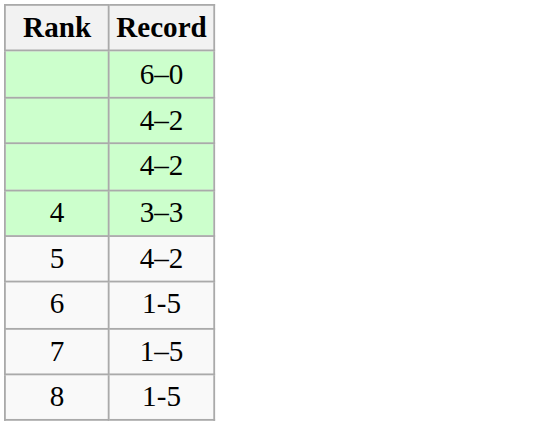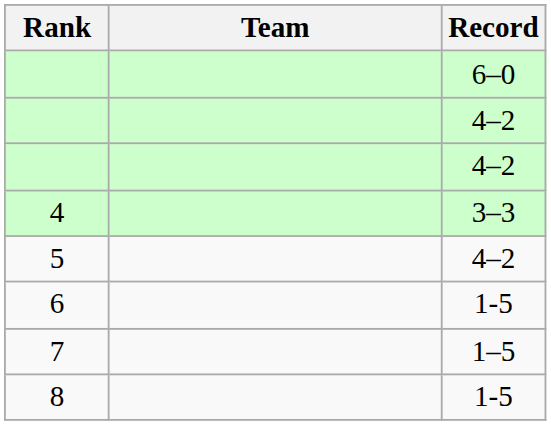+ column: (275, 27)
